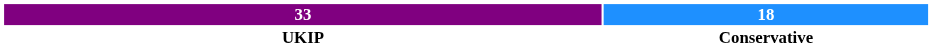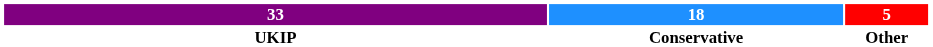+ column: (887, 14)
